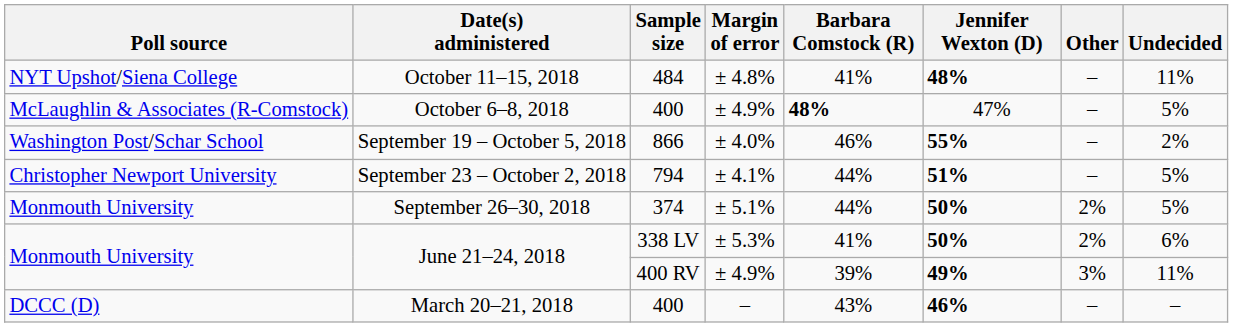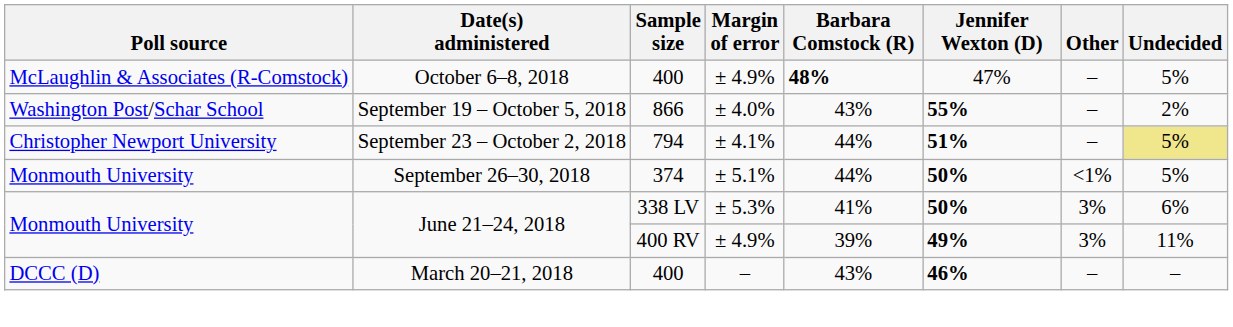- row: (492, 76)
(853, 142) 46% -> (853, 109) 43%
(1175, 175) no background -> (1175, 142) khaki background
(1092, 207) 2% -> (1092, 175) <1%
(1092, 240) 2% -> (1092, 207) 3%
